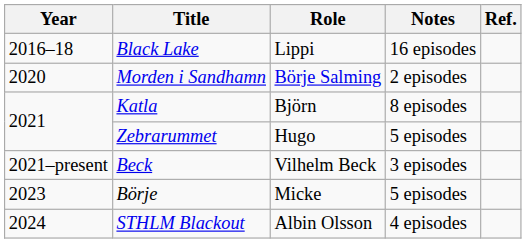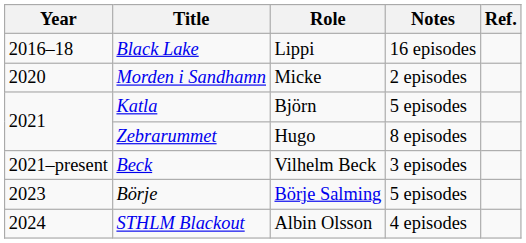(328, 77) Börje Salming -> (298, 77) Micke
(428, 106) 8 episodes -> (428, 106) 5 episodes
(428, 135) 5 episodes -> (428, 135) 8 episodes
(298, 194) Micke -> (328, 194) Börje Salming
